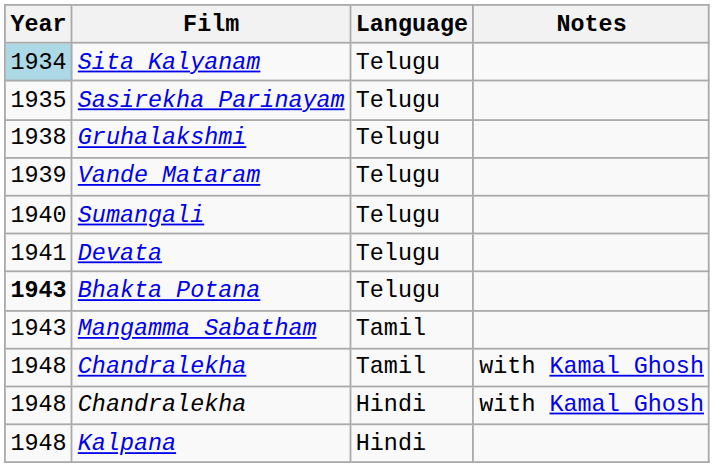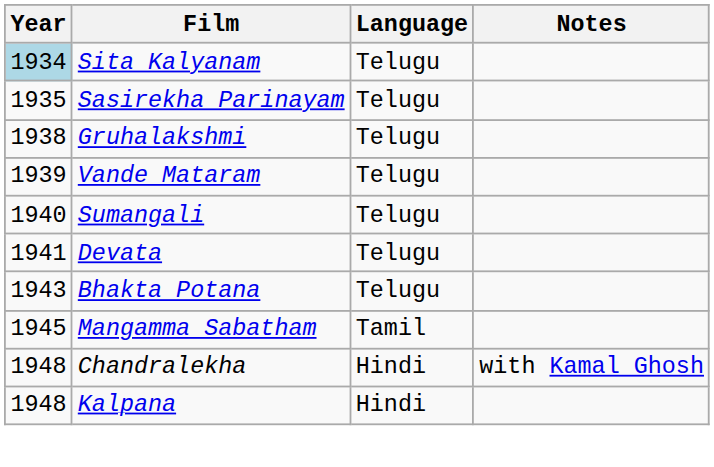(39, 291) bold -> (39, 291) normal
(39, 329) 1943 -> (39, 329) 1945
- row: (162, 367)
